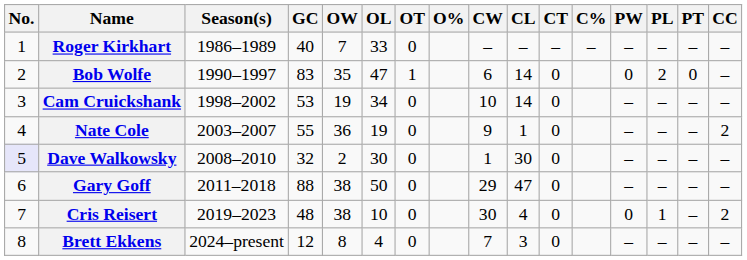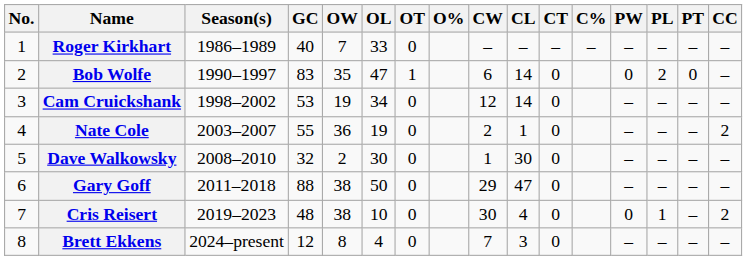(488, 102) 10 -> (488, 102) 12
(488, 130) 9 -> (488, 130) 2
(22, 158) lavender background -> (22, 158) no background
